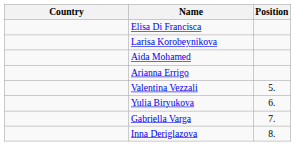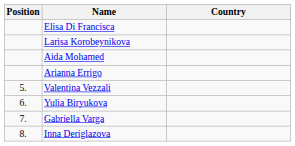columns swapped: (272, 12) <-> (67, 12)
